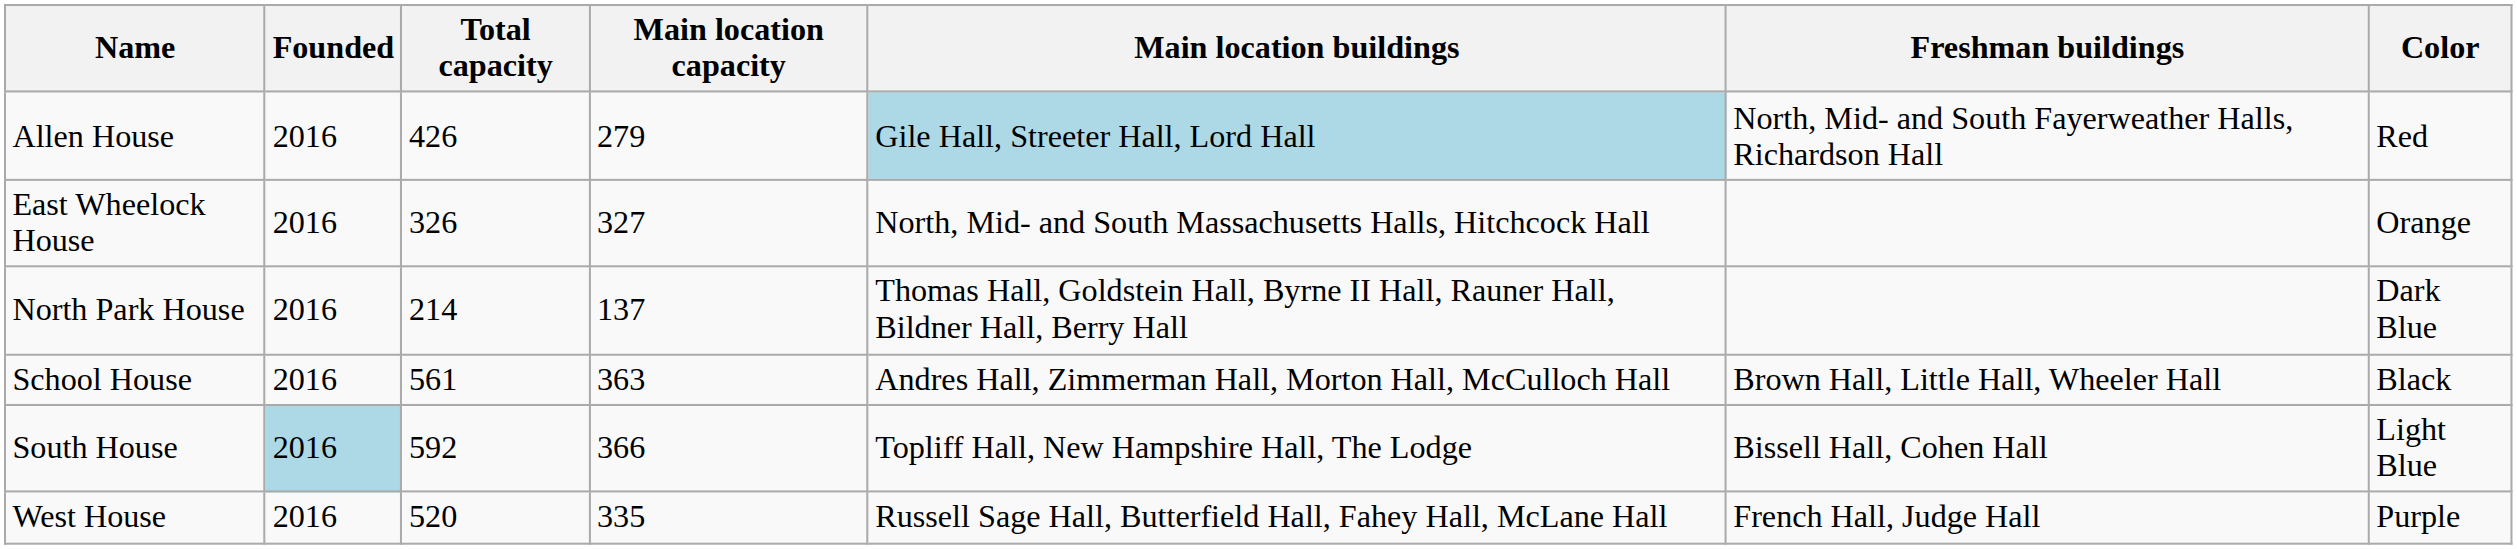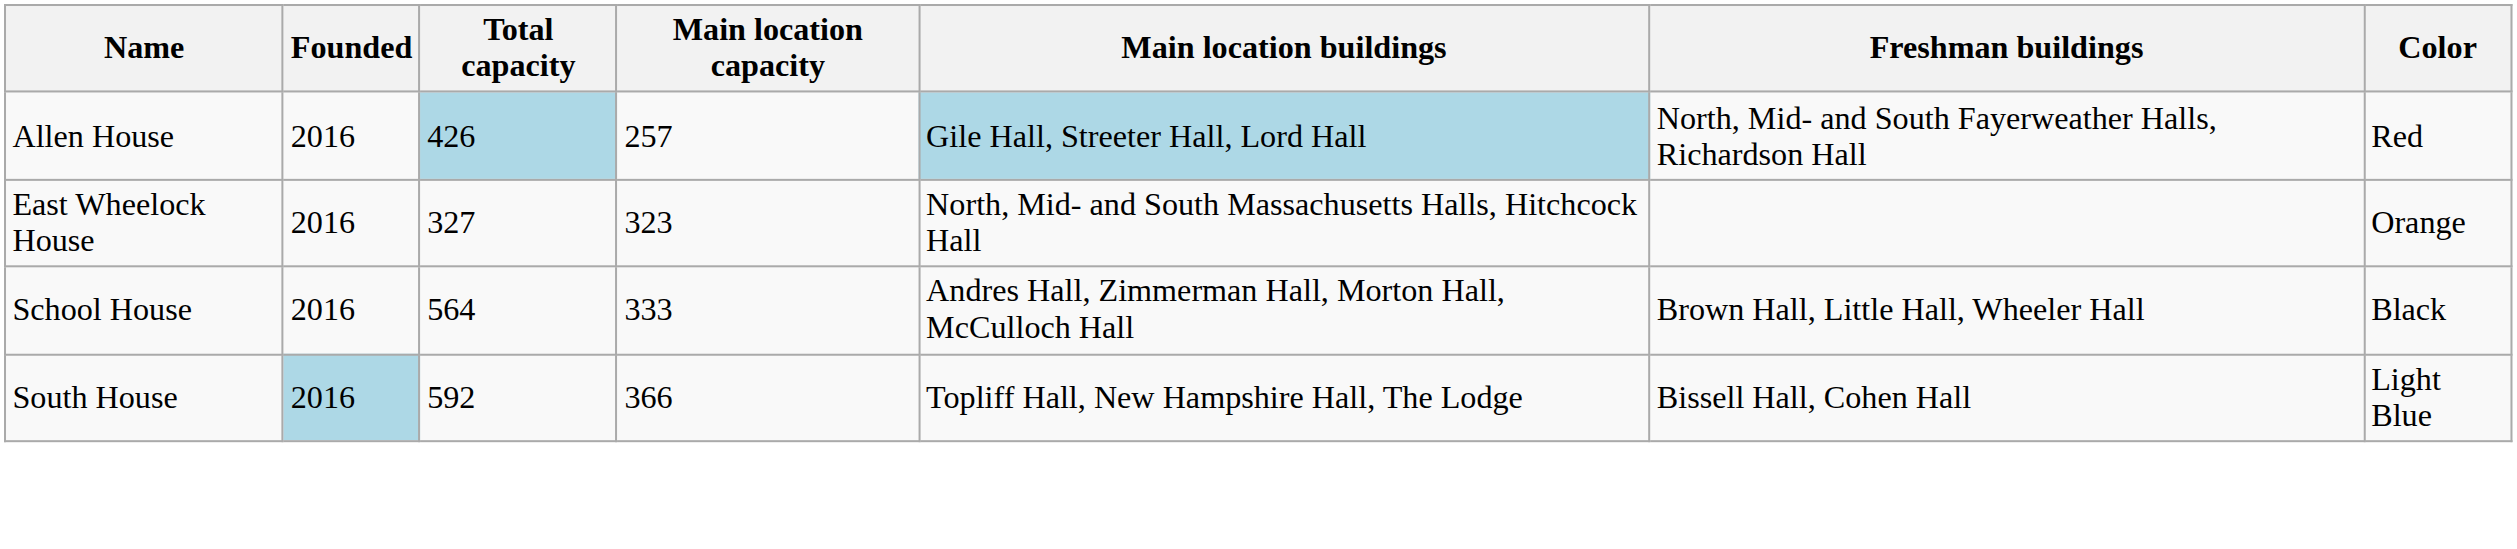(433, 135) no background -> (451, 135) lightblue background
(621, 135) 279 -> (649, 135) 257
(433, 222) 326 -> (451, 222) 327
(621, 222) 327 -> (649, 222) 323
- row: (129, 309)
(433, 378) 561 -> (451, 309) 564
(621, 378) 363 -> (649, 309) 333
- row: (89, 516)
